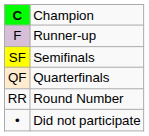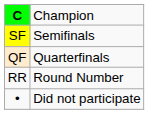- row: (17, 36)
